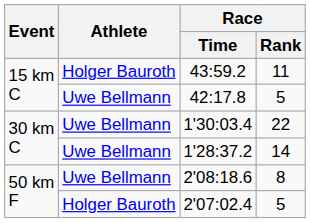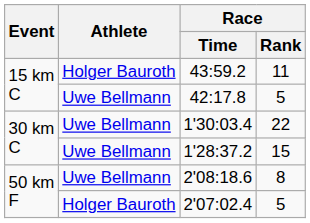(281, 151) 14 -> (281, 151) 15
